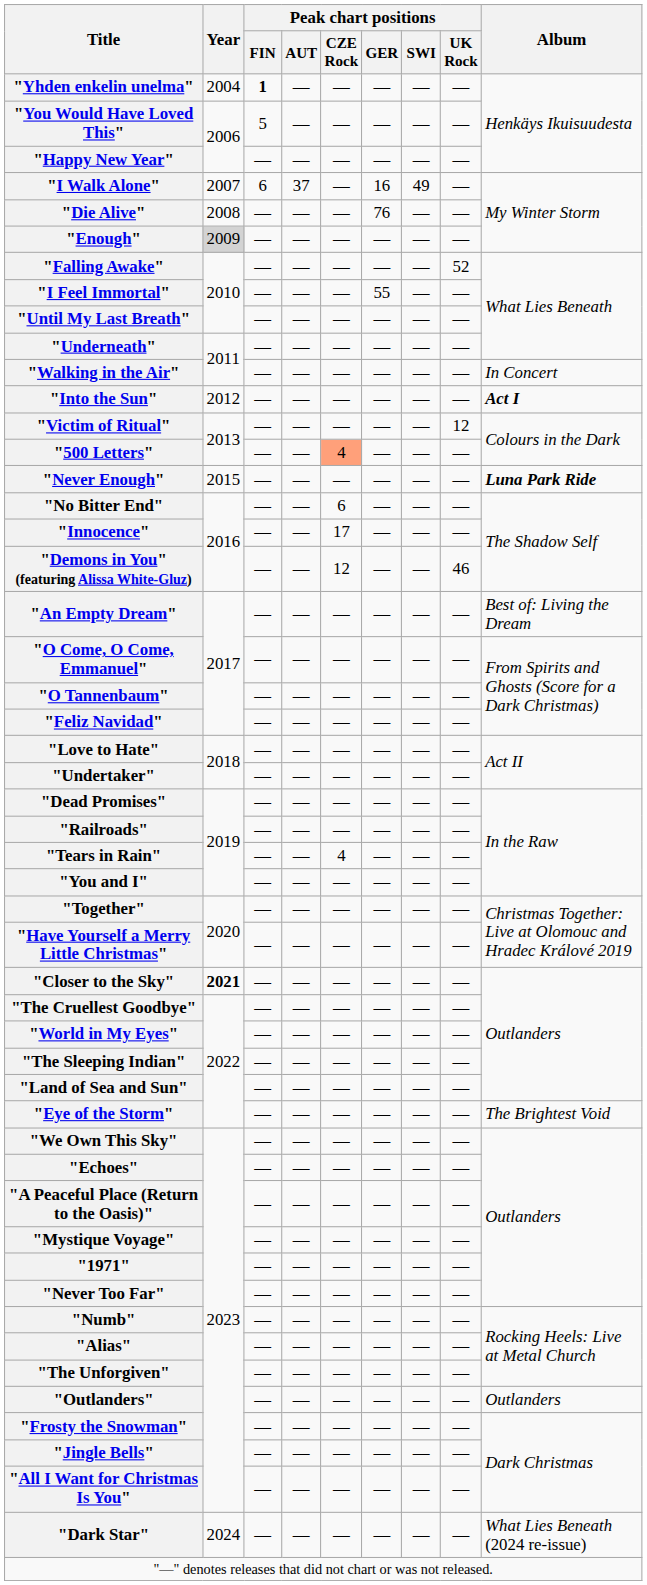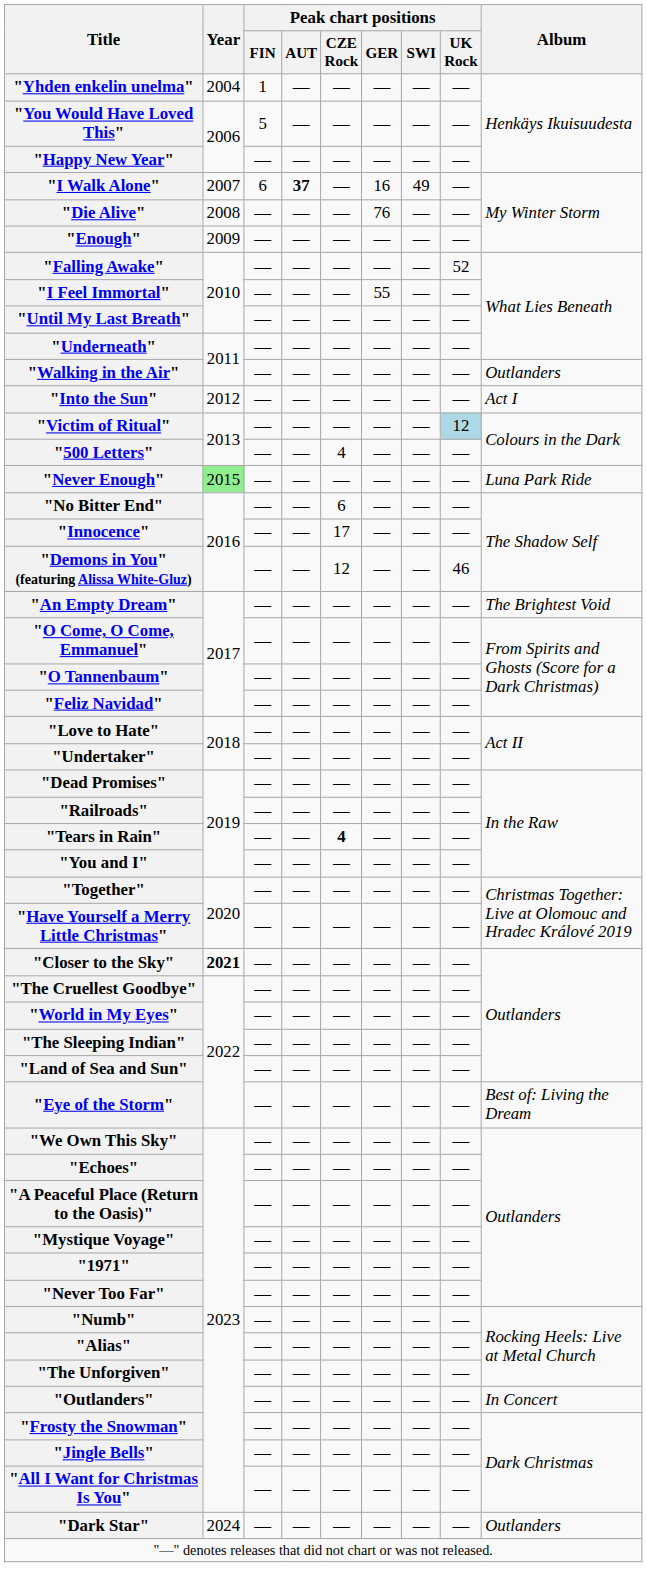(263, 87) bold -> (263, 87) normal
(301, 186) normal -> (301, 186) bold
(223, 239) lightgrey background -> (223, 239) no background
(521, 372) In Concert -> (523, 372) Outlanders
(502, 399) bold -> (501, 399) normal
(461, 425) no background -> (461, 425) lightblue background
(341, 452) lightsalmon background -> (341, 452) no background
(223, 479) no background -> (223, 479) lightgreen background
(541, 479) bold -> (538, 479) normal
(547, 614) Best of: Living the Dream -> (548, 604) The Brightest Void
(341, 855) normal -> (341, 836) bold
(548, 1114) The Brightest Void -> (547, 1104) Best of: Living the Dream
(523, 1399) Outlanders -> (521, 1399) In Concert
(549, 1534) What Lies Beneath (2024 re-issue) -> (523, 1525) Outlanders
